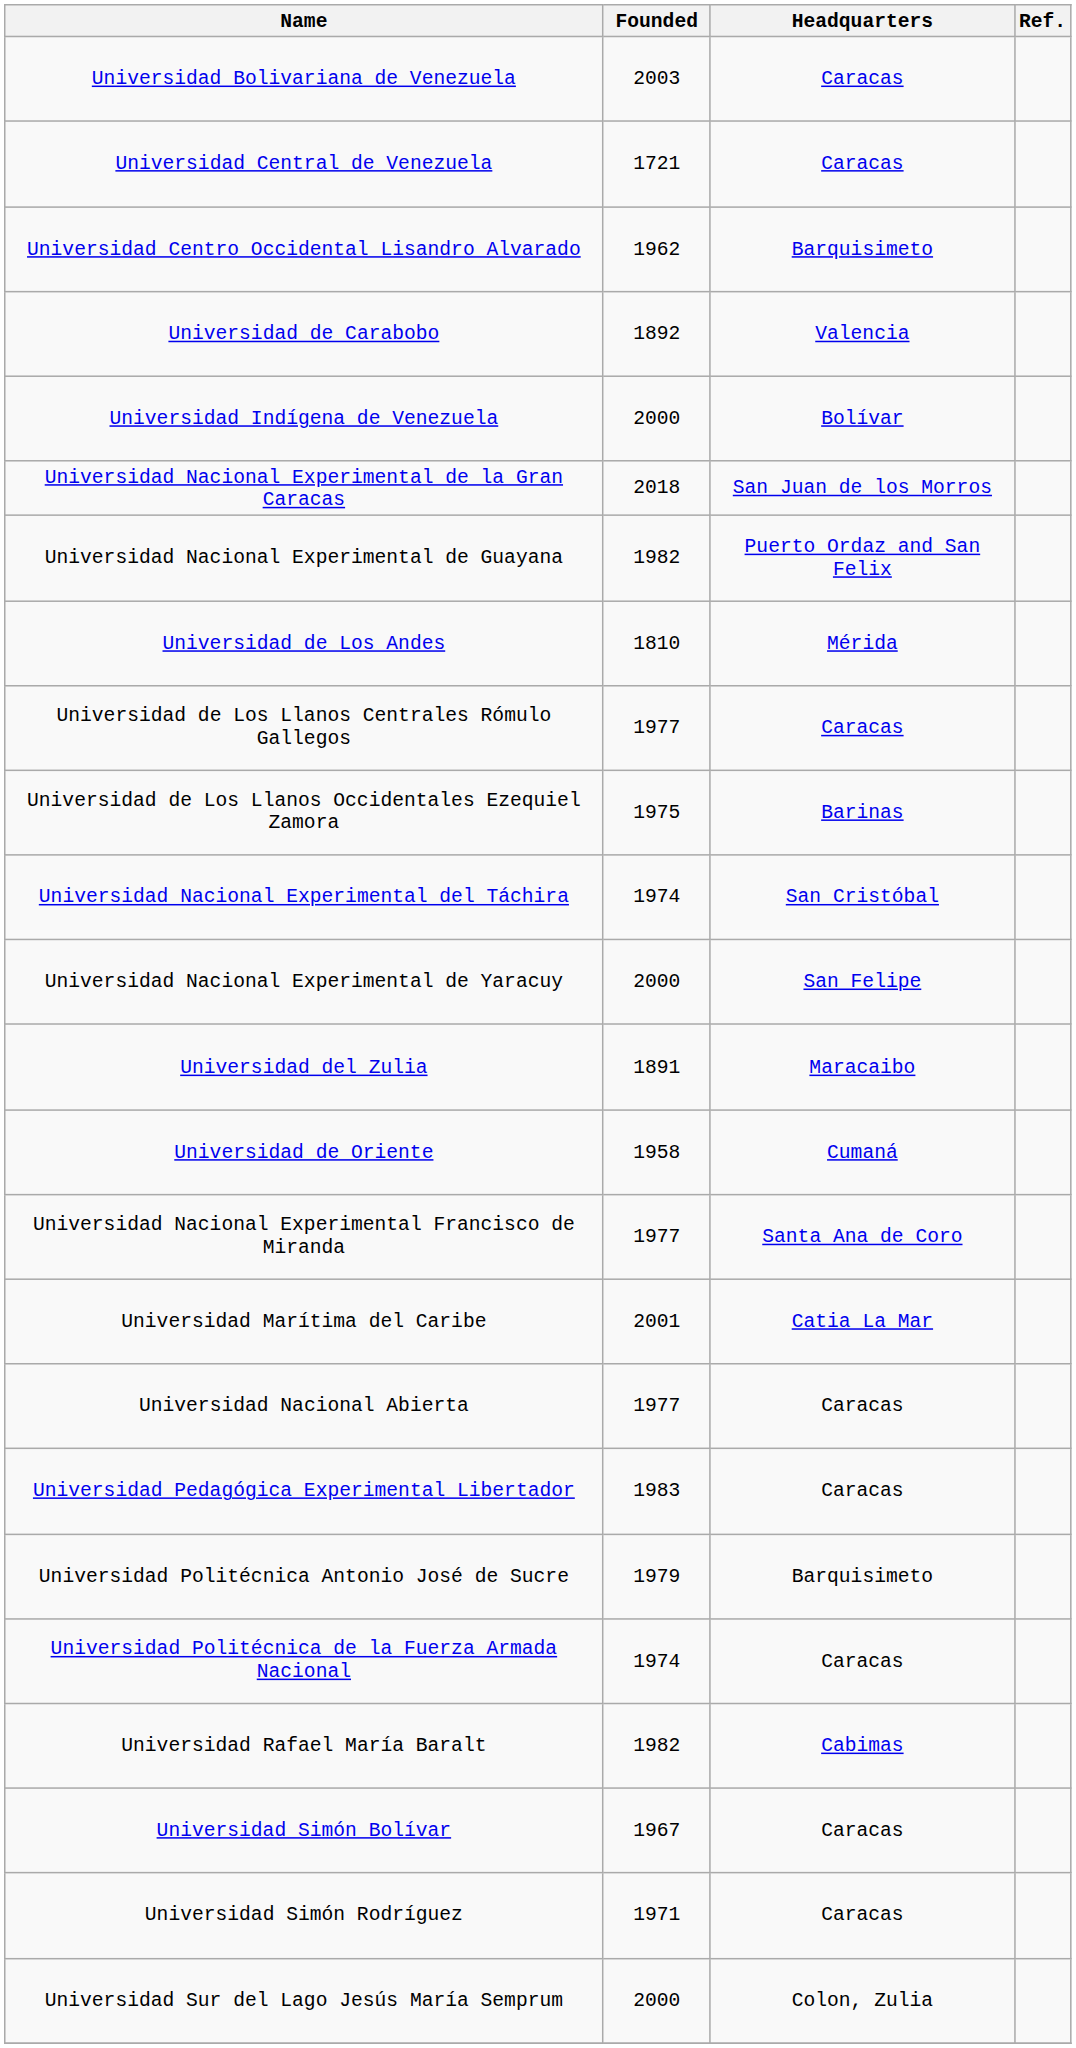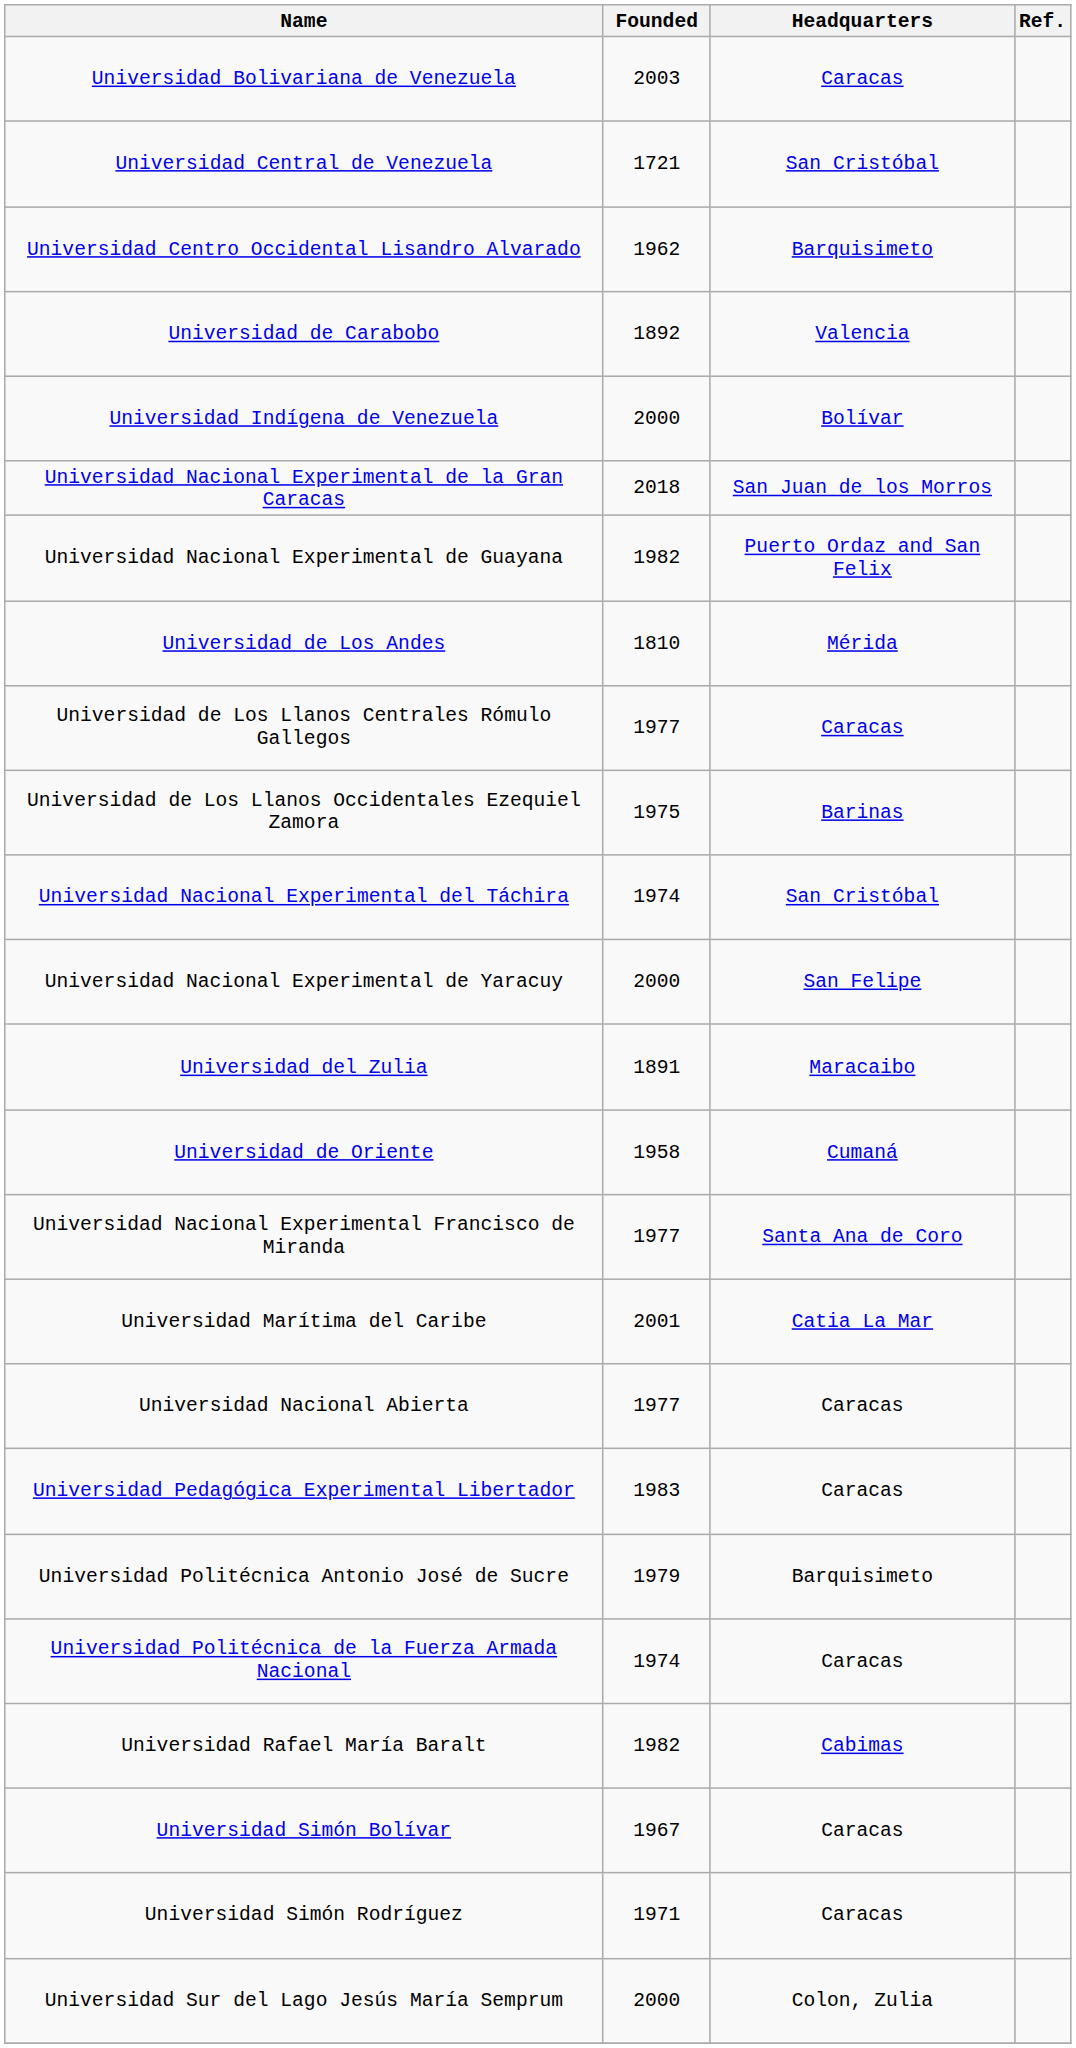(862, 164) Caracas -> (862, 164) San Cristóbal
